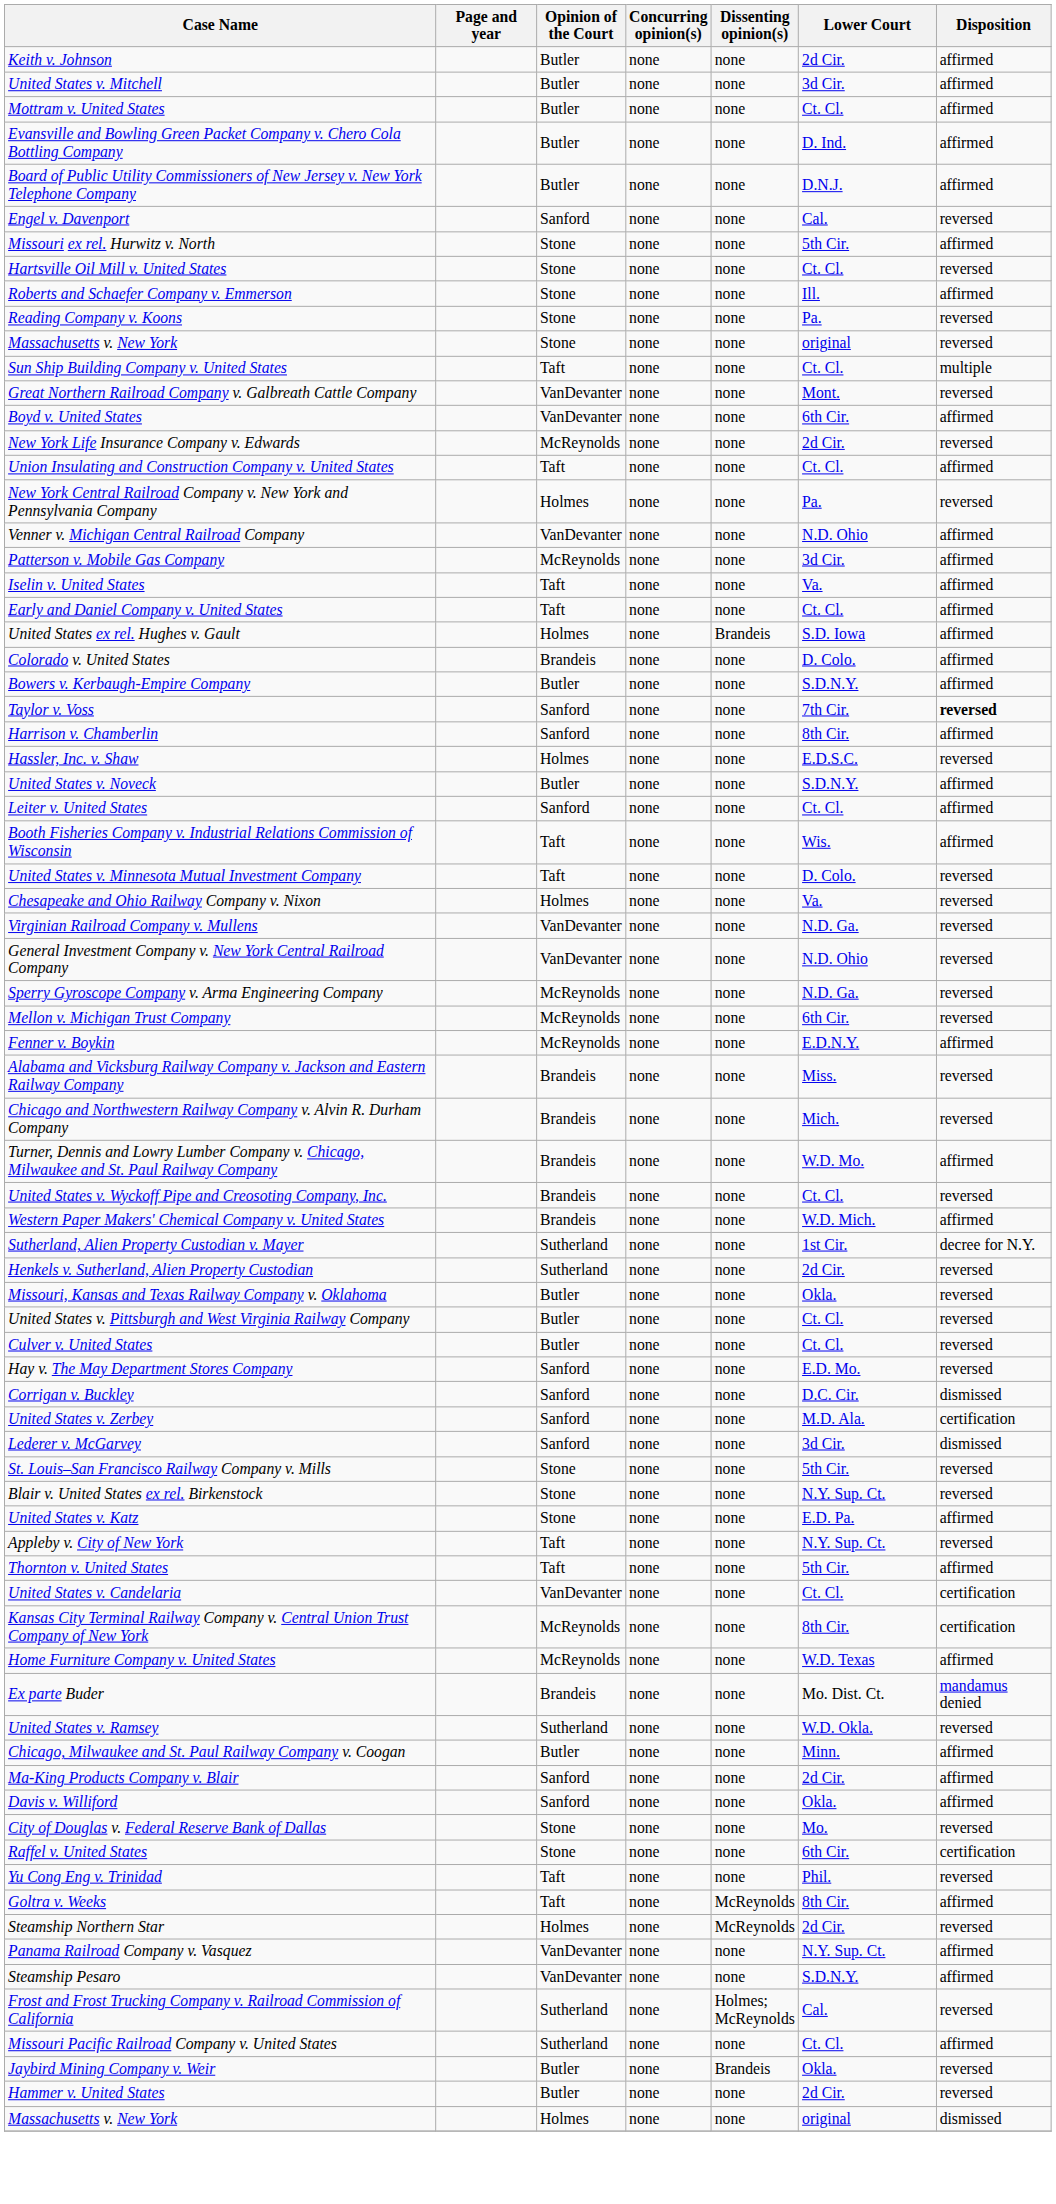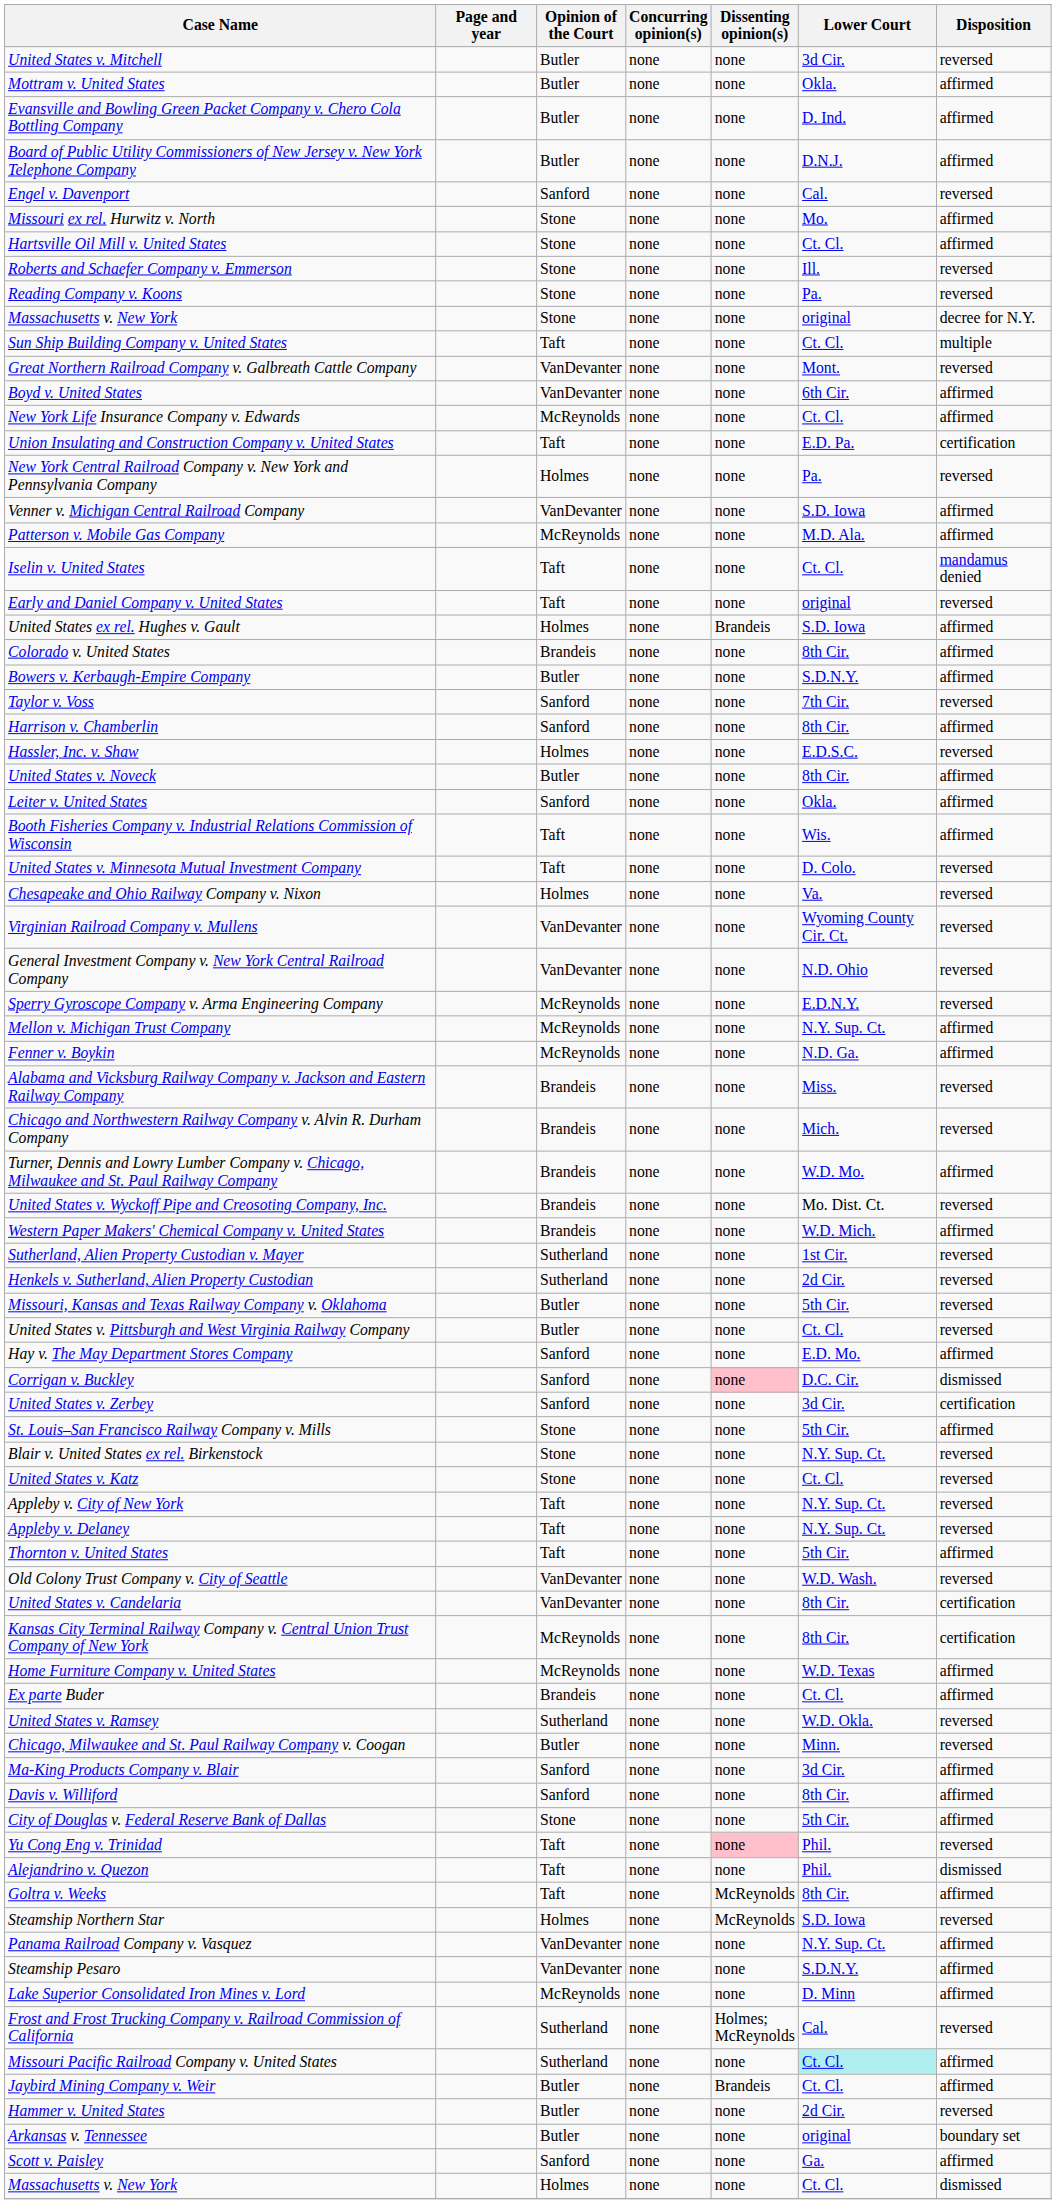- row: (60, 59)
(966, 84) affirmed -> (966, 59) reversed
(823, 109) Ct. Cl. -> (819, 84) Okla.
(826, 243) 5th Cir. -> (815, 219) Mo.
(966, 268) reversed -> (966, 243) affirmed
(966, 293) affirmed -> (966, 268) reversed
(966, 343) reversed -> (987, 318) decree for N.Y.
(823, 442) 2d Cir. -> (823, 417) Ct. Cl.
(966, 442) reversed -> (966, 417) affirmed
(823, 467) Ct. Cl. -> (828, 442) E.D. Pa.
(966, 467) affirmed -> (978, 442) certification
(835, 535) N.D. Ohio -> (834, 510) S.D. Iowa
(823, 559) 3d Cir. -> (833, 535) M.D. Ala.
(812, 584) Va. -> (823, 568) Ct. Cl.
(966, 584) affirmed -> (974, 568) mandamus denied
(823, 609) Ct. Cl. -> (826, 602) original
(966, 609) affirmed -> (966, 602) reversed
(829, 659) D. Colo. -> (826, 652) 8th Cir.
(968, 709) bold -> (966, 701) normal
(830, 783) S.D.N.Y. -> (826, 776) 8th Cir.
(823, 808) Ct. Cl. -> (819, 801) Okla.
(830, 925) N.D. Ga. -> (858, 927) Wyoming County Cir. Ct.
(830, 993) N.D. Ga. -> (831, 1003) E.D.N.Y.
(826, 1018) 6th Cir. -> (844, 1028) N.Y. Sup. Ct.
(966, 1018) reversed -> (966, 1028) affirmed
(831, 1042) E.D.N.Y. -> (830, 1053) N.D. Ga.
(823, 1195) Ct. Cl. -> (843, 1205) Mo. Dist. Ct.
(987, 1244) decree for N.Y. -> (966, 1255) reversed
(819, 1294) Okla. -> (826, 1305) 5th Cir.
- row: (80, 1344)
(966, 1369) reversed -> (966, 1354) affirmed
(730, 1394) no background -> (730, 1379) pink background
(833, 1419) M.D. Ala. -> (823, 1404) 3d Cir.
- row: (74, 1443)
(966, 1468) reversed -> (966, 1429) affirmed
(828, 1518) E.D. Pa. -> (823, 1479) Ct. Cl.
(966, 1518) affirmed -> (966, 1479) reversed
+ row: (69, 1528)
+ row: (148, 1578)
(823, 1593) Ct. Cl. -> (826, 1603) 8th Cir.
(843, 1694) Mo. Dist. Ct. -> (823, 1695) Ct. Cl.
(974, 1694) mandamus denied -> (966, 1695) affirmed
(966, 1752) affirmed -> (966, 1745) reversed
(823, 1777) 2d Cir. -> (823, 1770) 3d Cir.
(819, 1802) Okla. -> (826, 1795) 8th Cir.
(815, 1827) Mo. -> (826, 1820) 5th Cir.
(966, 1827) reversed -> (966, 1820) affirmed
- row: (78, 1852)
(730, 1877) no background -> (730, 1845) pink background
+ row: (78, 1869)
(823, 1926) 2d Cir. -> (834, 1919) S.D. Iowa
+ row: (157, 1994)
(823, 2043) no background -> (823, 2061) paleturquoise background
(819, 2068) Okla. -> (823, 2086) Ct. Cl.
(966, 2068) reversed -> (966, 2086) affirmed
+ row: (78, 2136)
+ row: (56, 2161)
(826, 2118) original -> (823, 2185) Ct. Cl.
